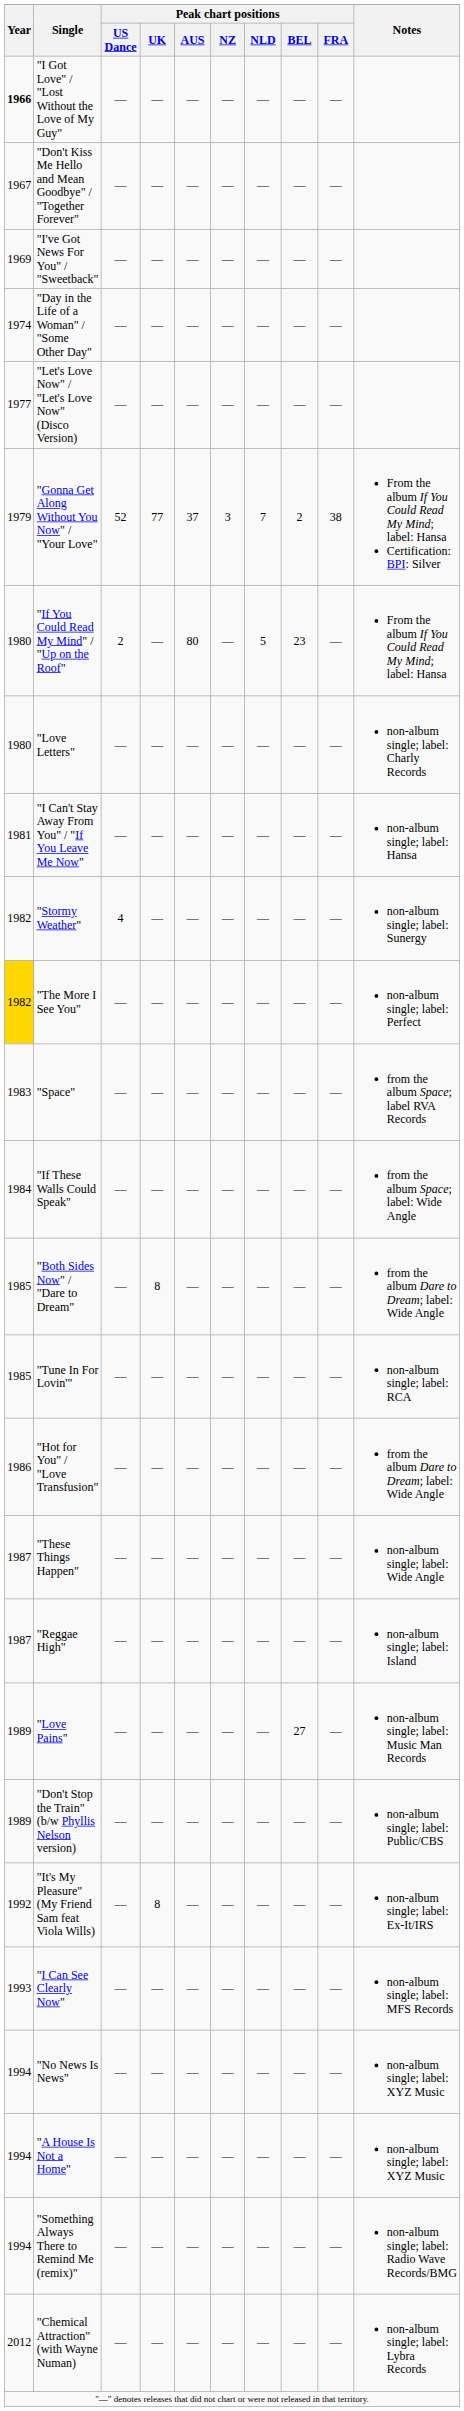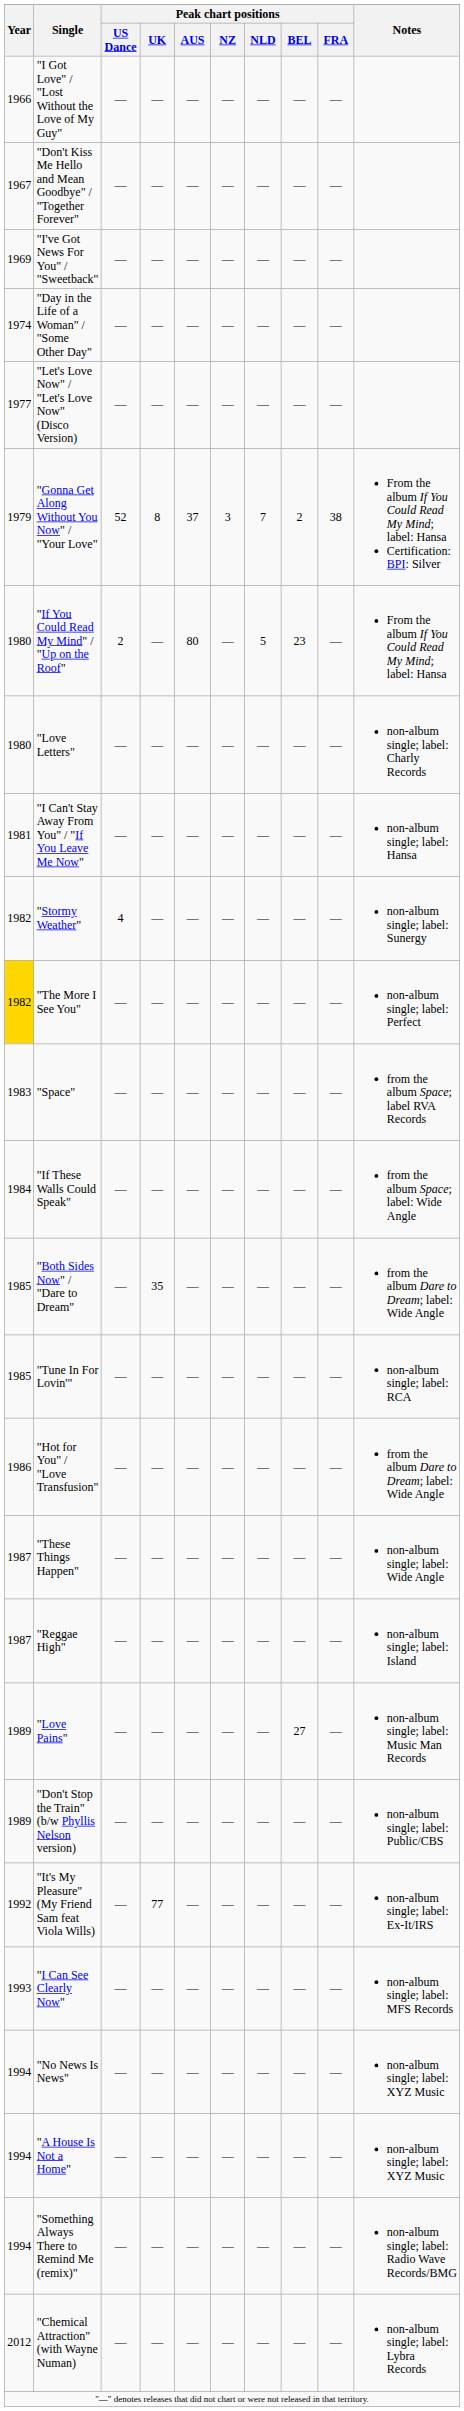(19, 99) bold -> (19, 99) normal
(157, 516) 77 -> (157, 516) 8
(157, 1286) 8 -> (157, 1286) 35
(157, 1904) 8 -> (157, 1904) 77
